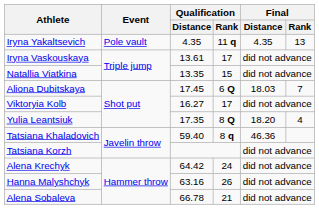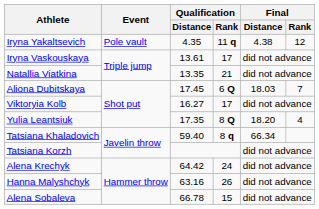(263, 43) 4.35 -> (263, 43) 4.38
(300, 43) 13 -> (300, 43) 12
(227, 73) 15 -> (227, 73) 21
(263, 135) 46.36 -> (263, 135) 66.34
(227, 197) 21 -> (227, 197) 15
